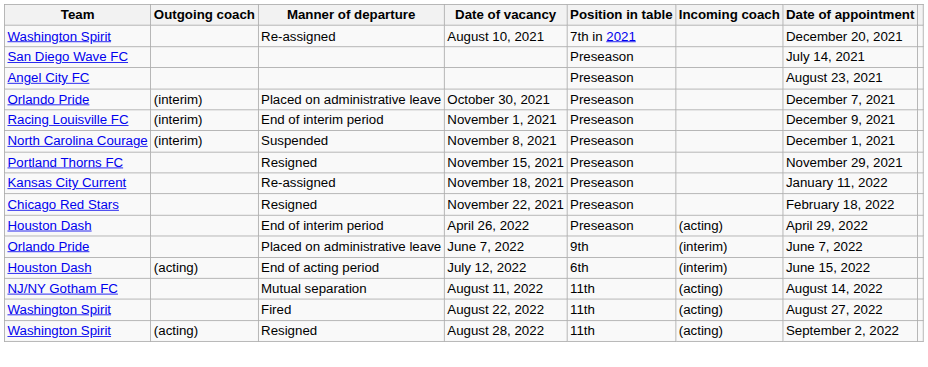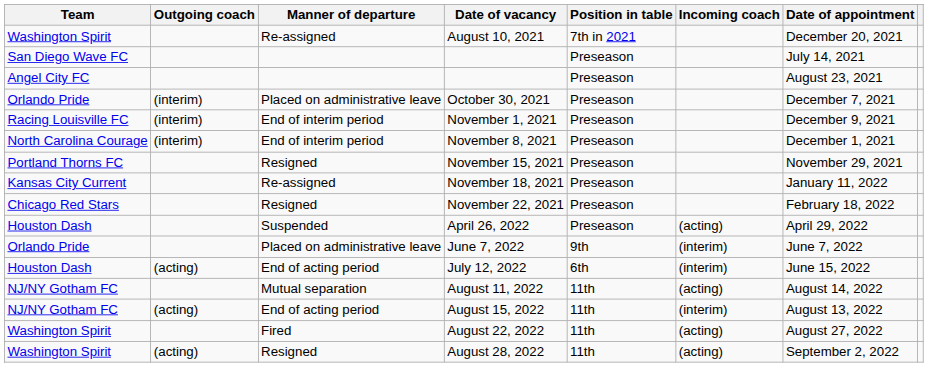(295, 141) Suspended -> (322, 141) End of interim period
(322, 225) End of interim period -> (295, 225) Suspended
+ row: (63, 309)
